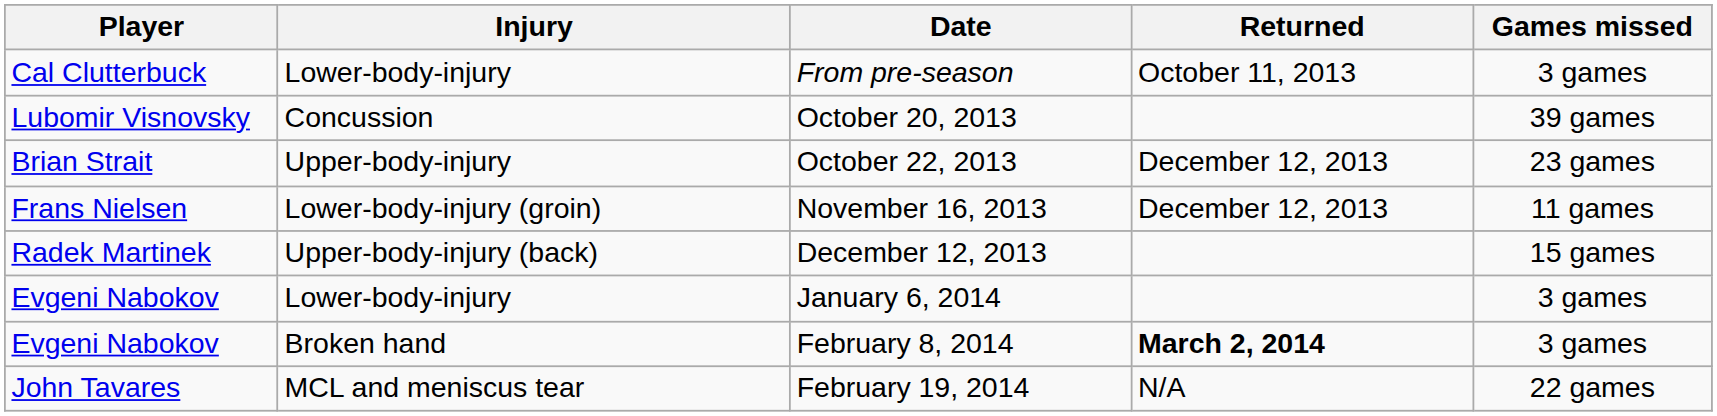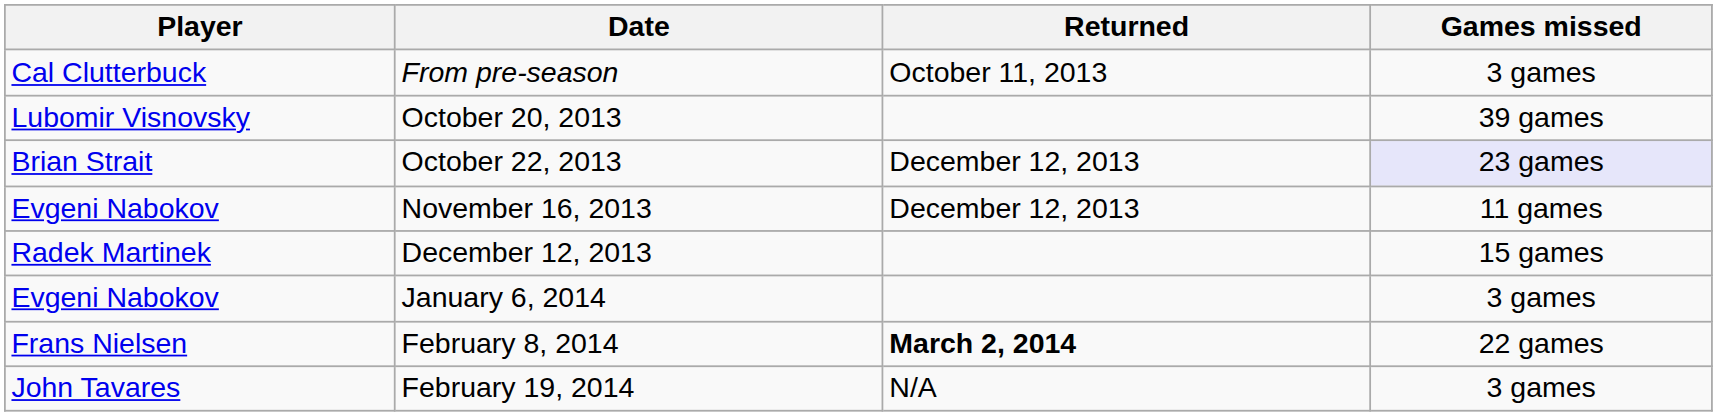- column: (534, 27)
(1592, 162) no background -> (1541, 162) lavender background
(99, 207) Frans Nielsen -> (115, 207) Evgeni Nabokov
(115, 343) Evgeni Nabokov -> (99, 343) Frans Nielsen
(1592, 343) 3 games -> (1541, 343) 22 games
(1592, 388) 22 games -> (1541, 388) 3 games
